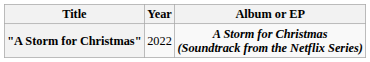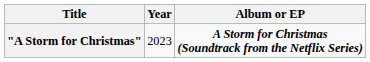(159, 40) 2022 -> (159, 40) 2023
